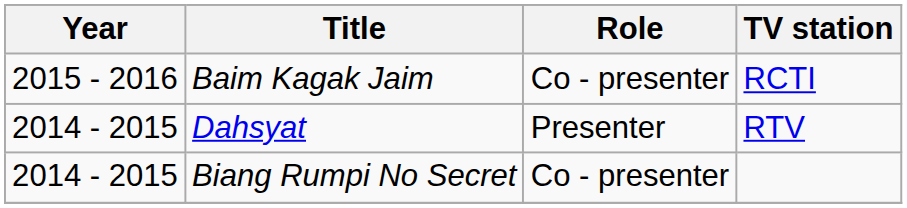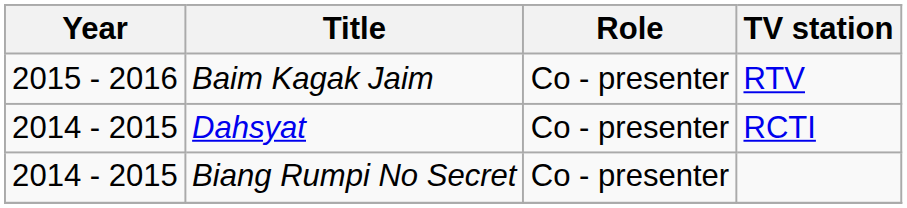(780, 78) RCTI -> (774, 78) RTV
(598, 127) Presenter -> (630, 127) Co - presenter
(774, 127) RTV -> (780, 127) RCTI
